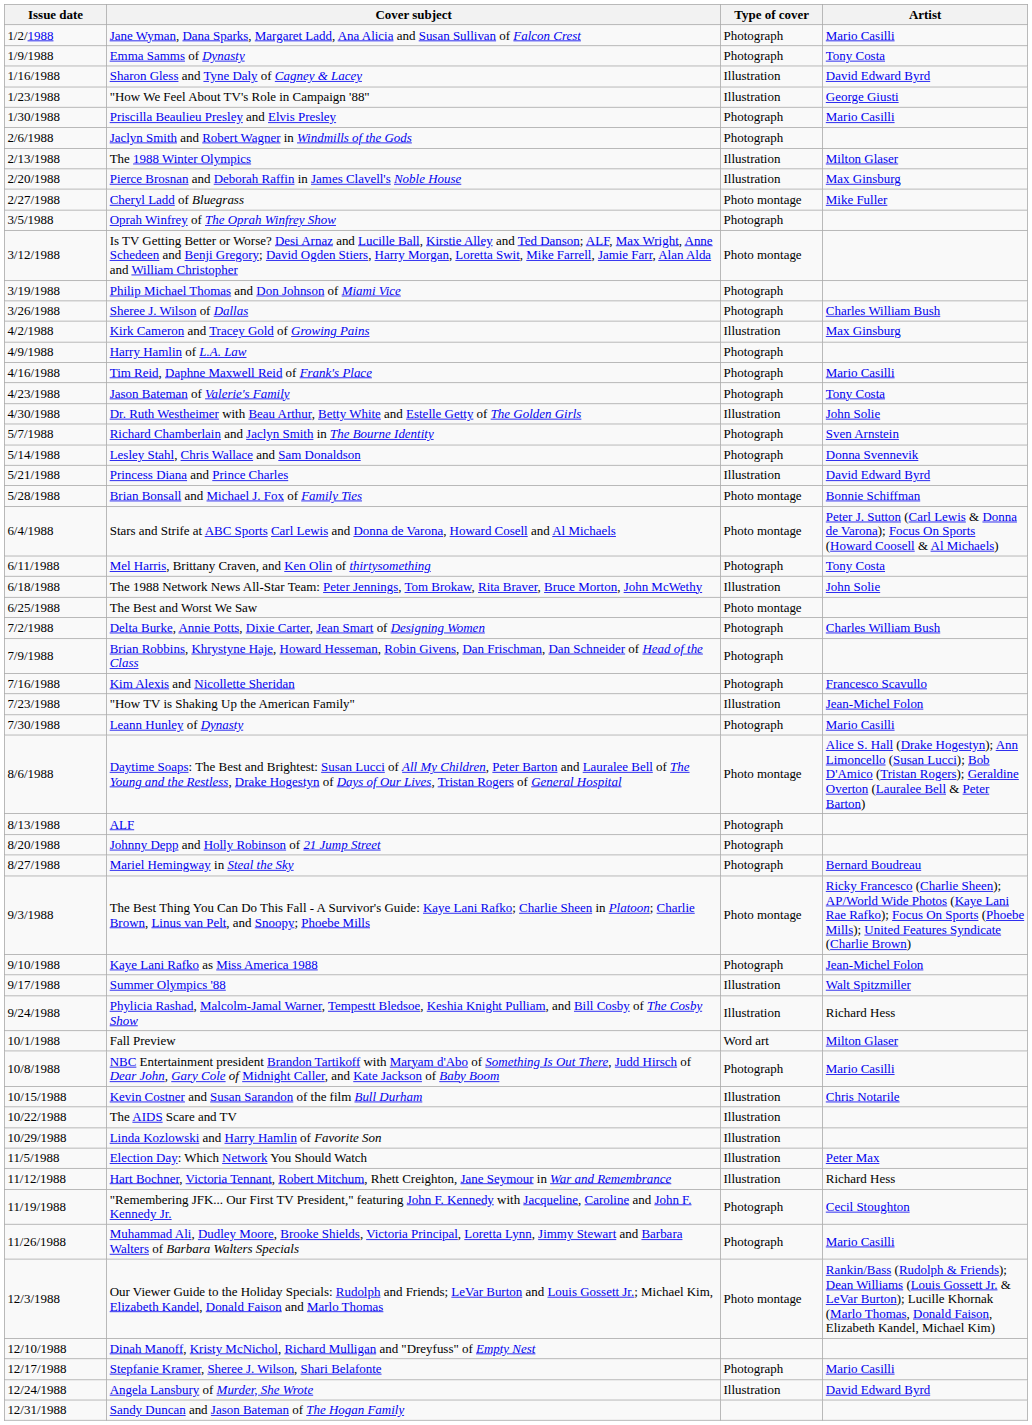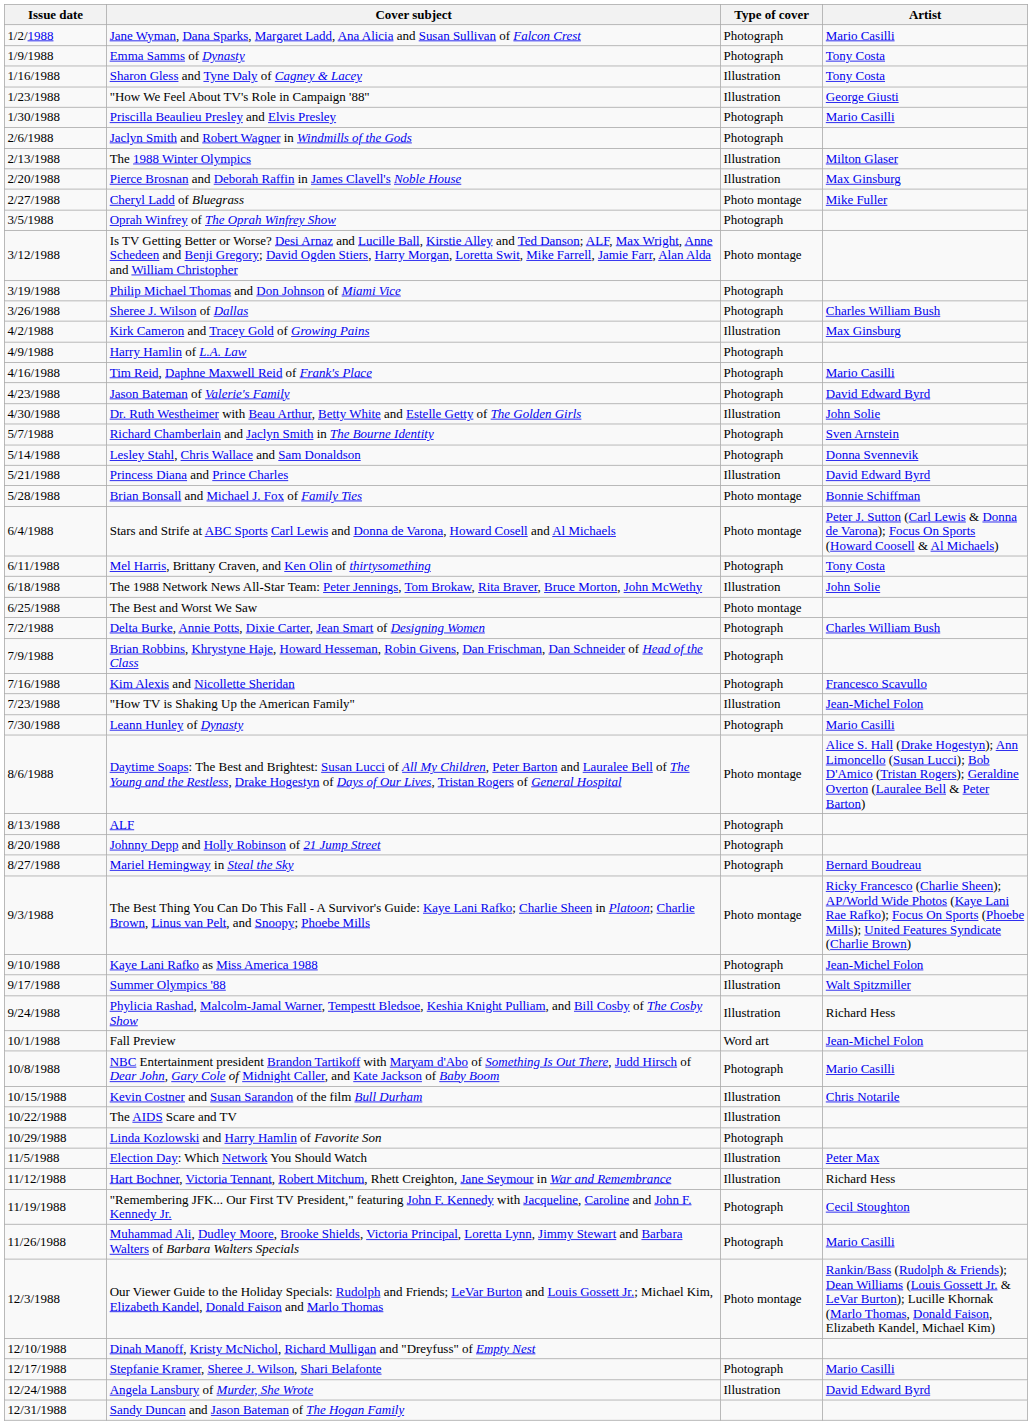(878, 76) David Edward Byrd -> (855, 76) Tony Costa
(855, 393) Tony Costa -> (878, 393) David Edward Byrd
(862, 1041) Milton Glaser -> (875, 1041) Jean-Michel Folon
(752, 1137) Illustration -> (753, 1137) Photograph
